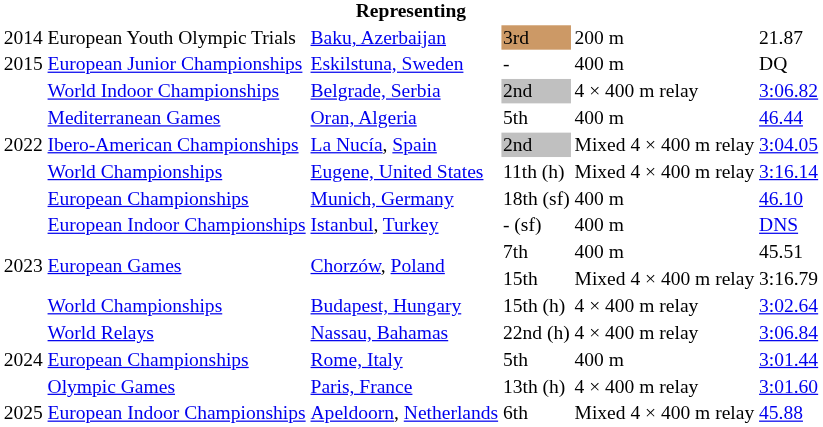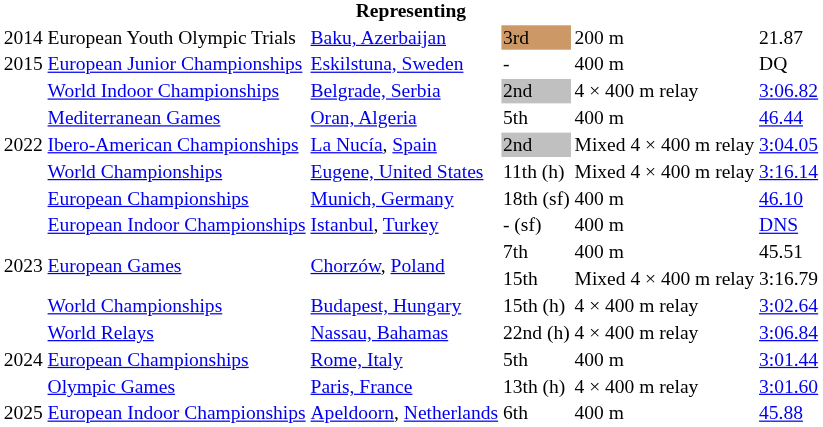(664, 413) Mixed 4 × 400 m relay -> (599, 413) 400 m
